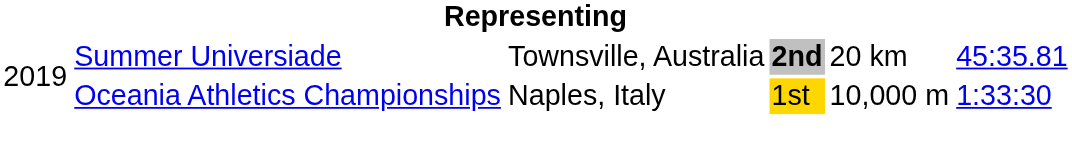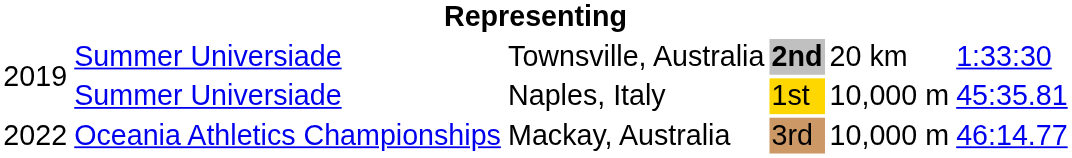(1012, 56) 45:35.81 -> (1004, 56) 1:33:30
(288, 95) Oceania Athletics Championships -> (208, 95) Summer Universiade
(1004, 95) 1:33:30 -> (1012, 95) 45:35.81
+ row: (619, 135)
